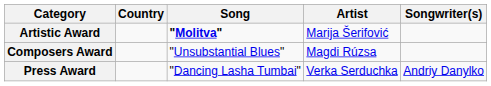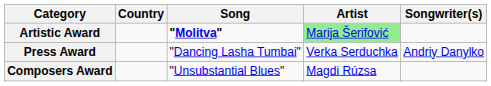(347, 33) no background -> (347, 33) lightgreen background
rows swapped: (60, 52) <-> (60, 71)
